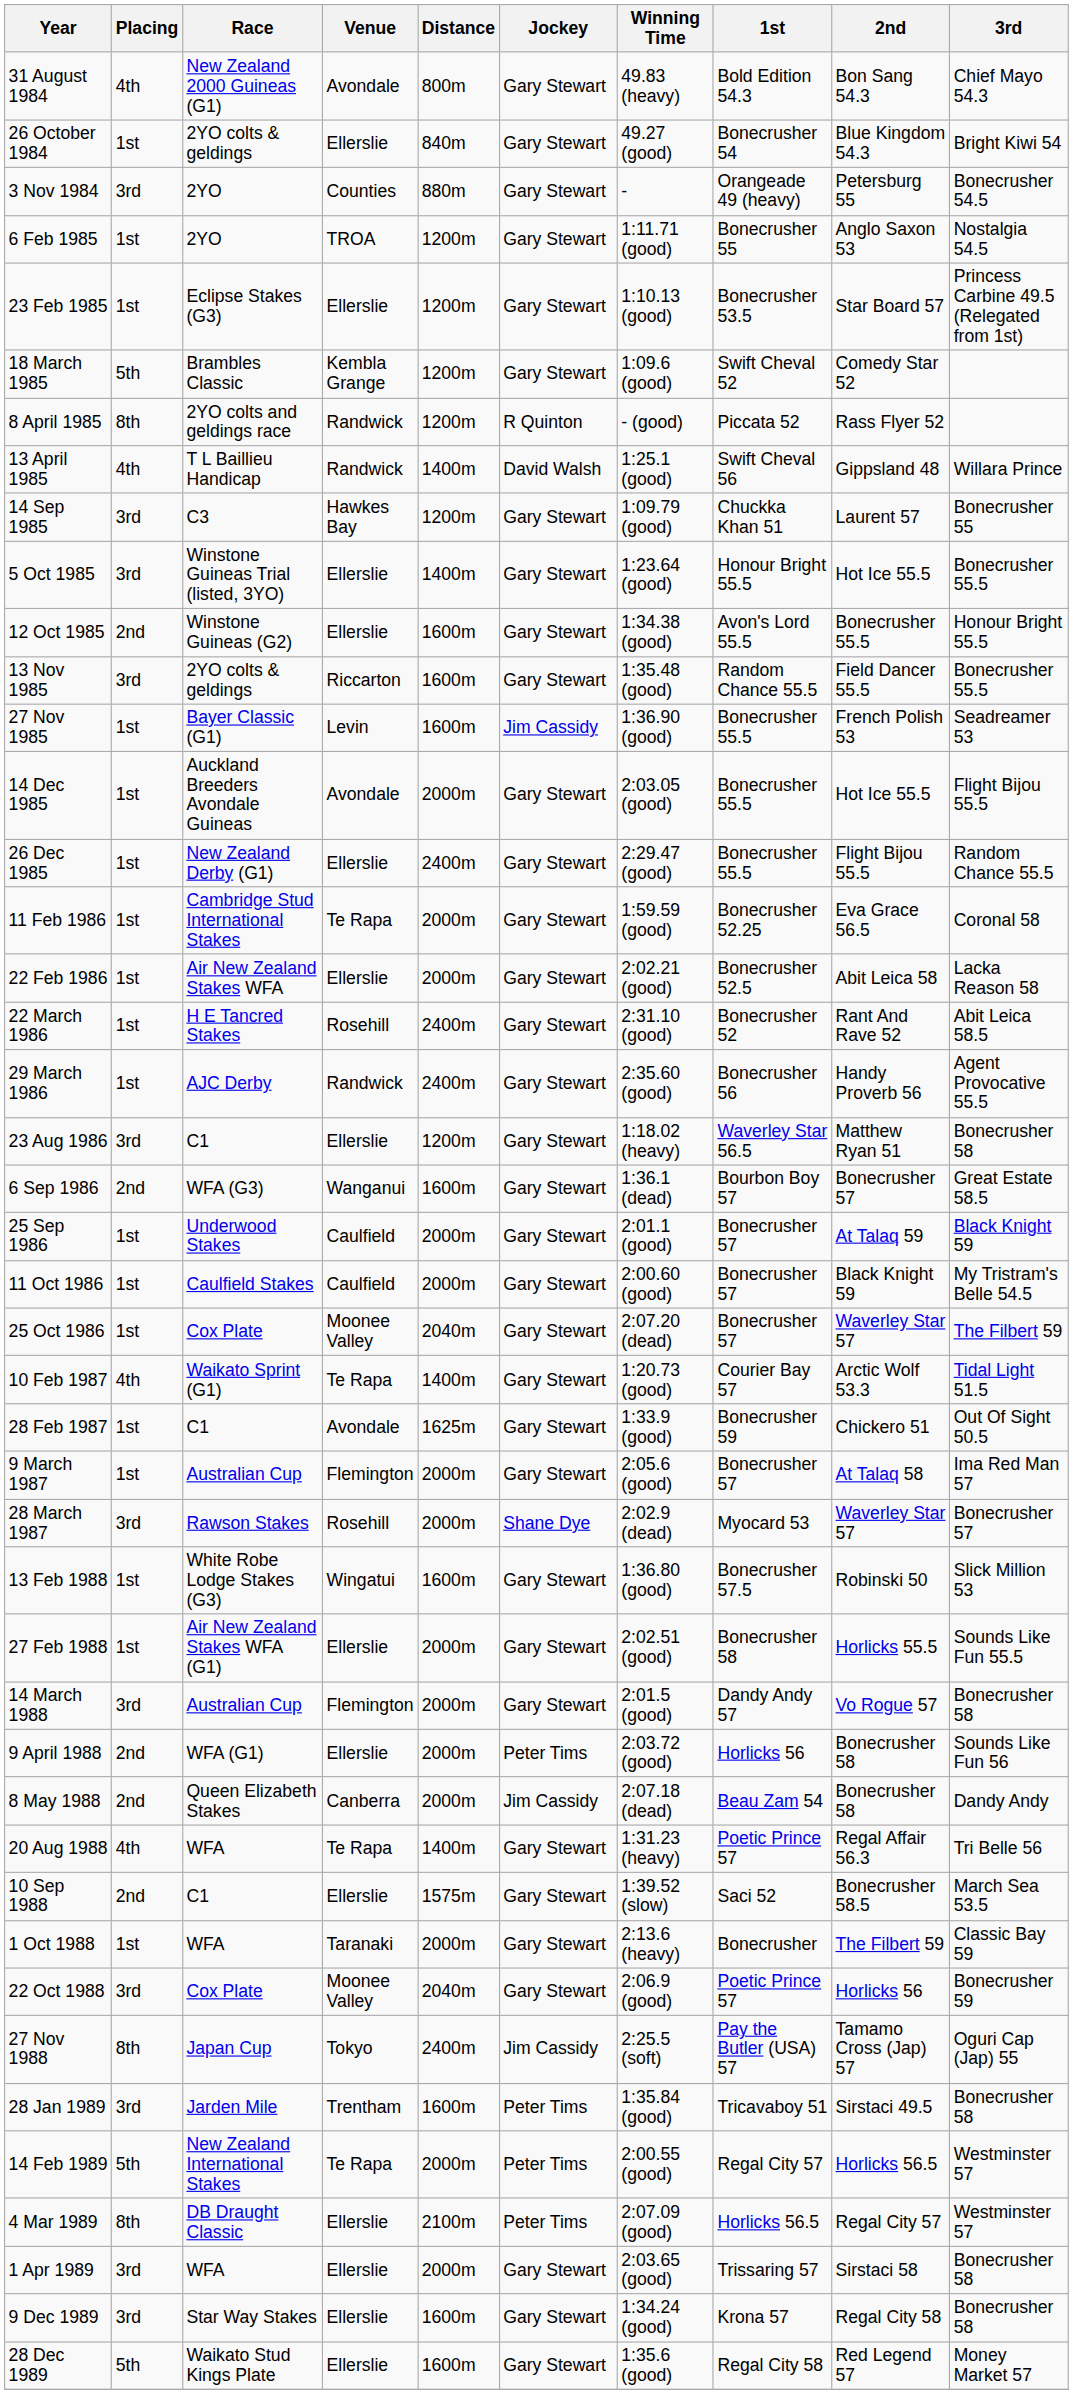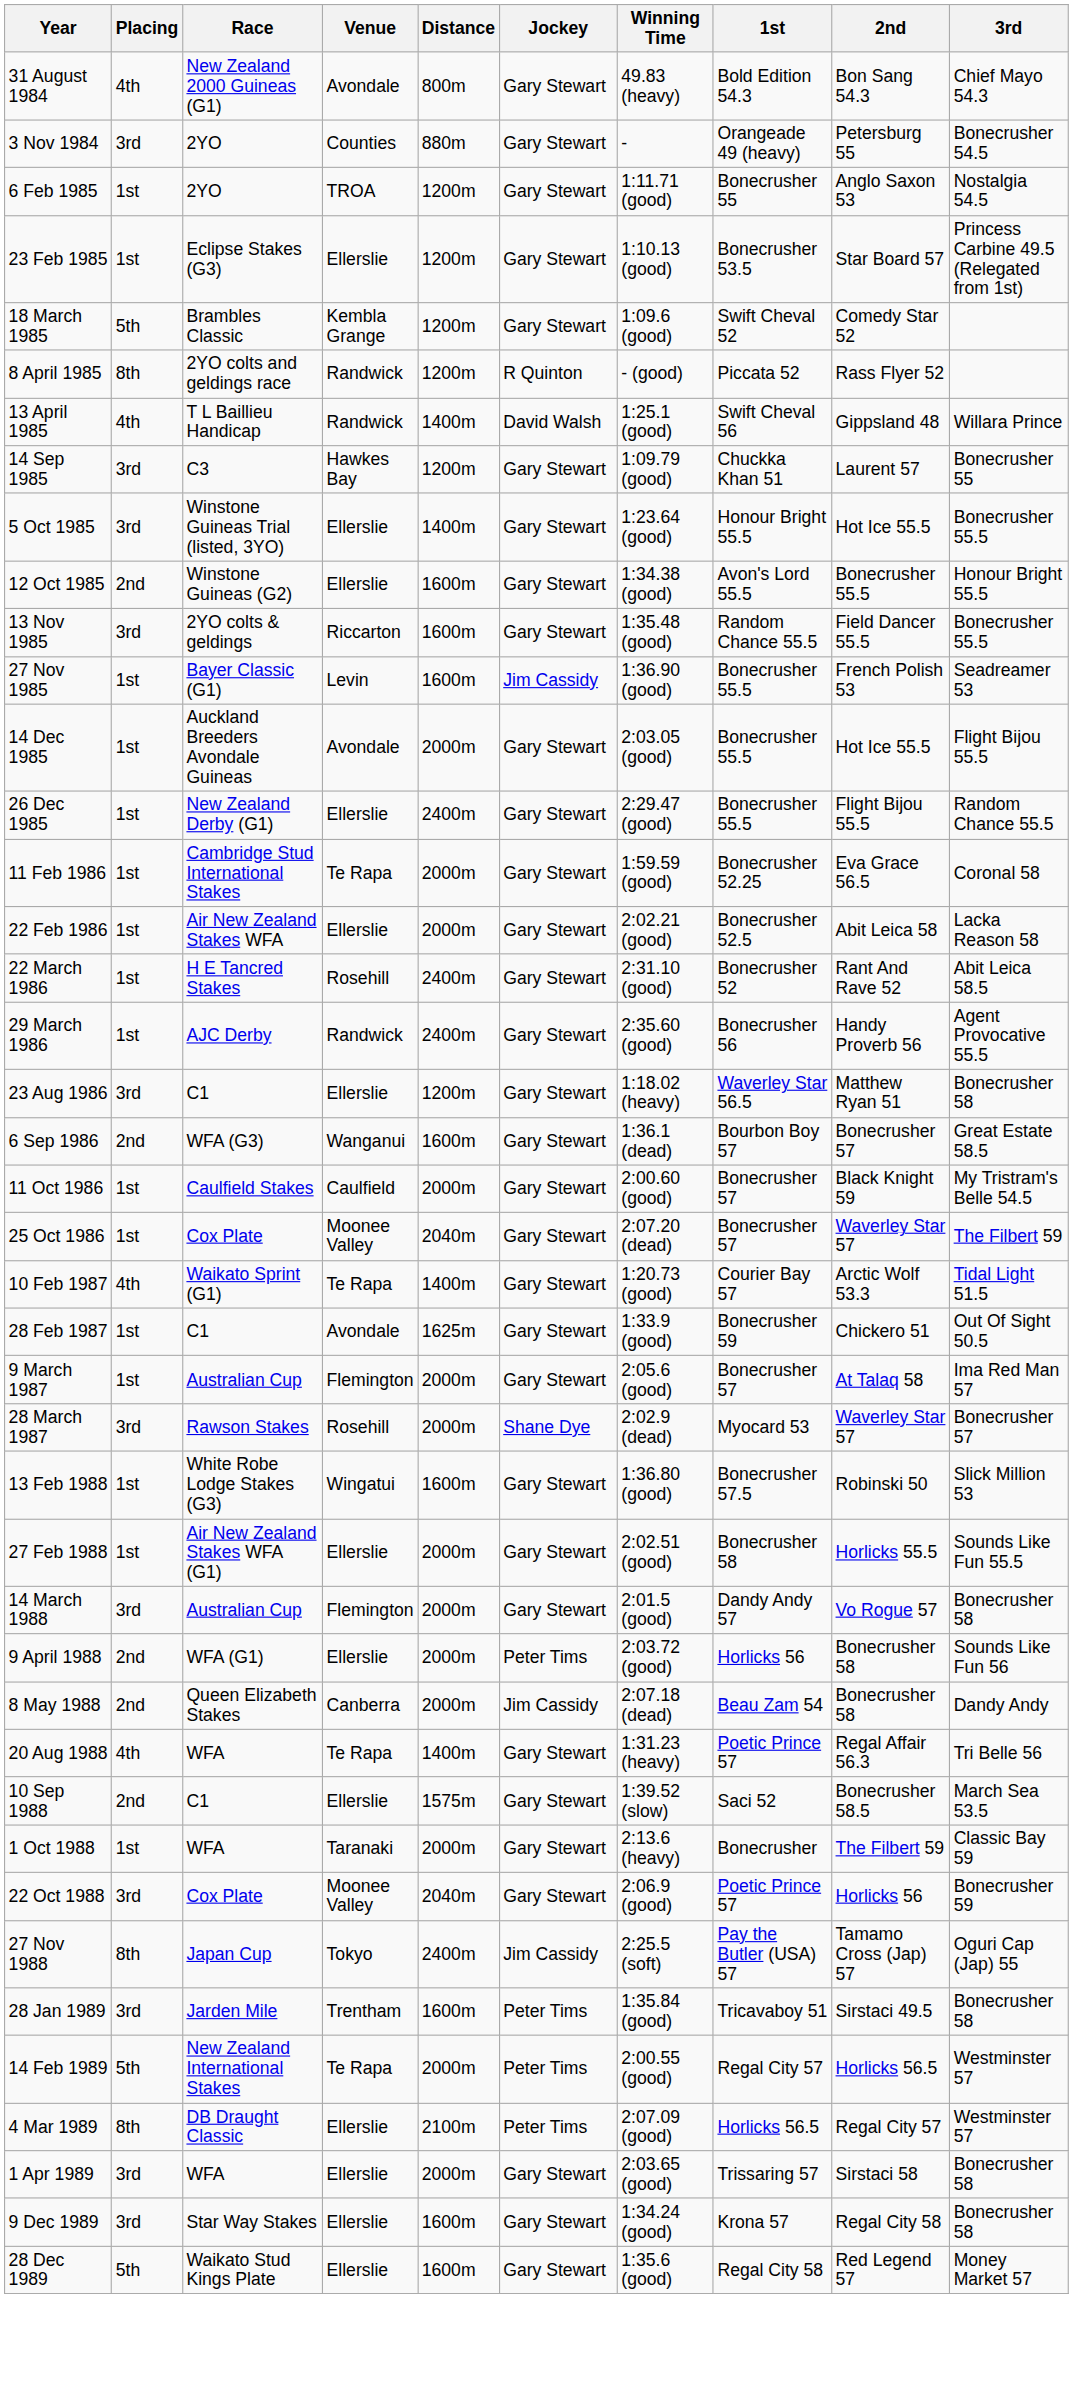- row: (52, 143)
- row: (37, 1236)
